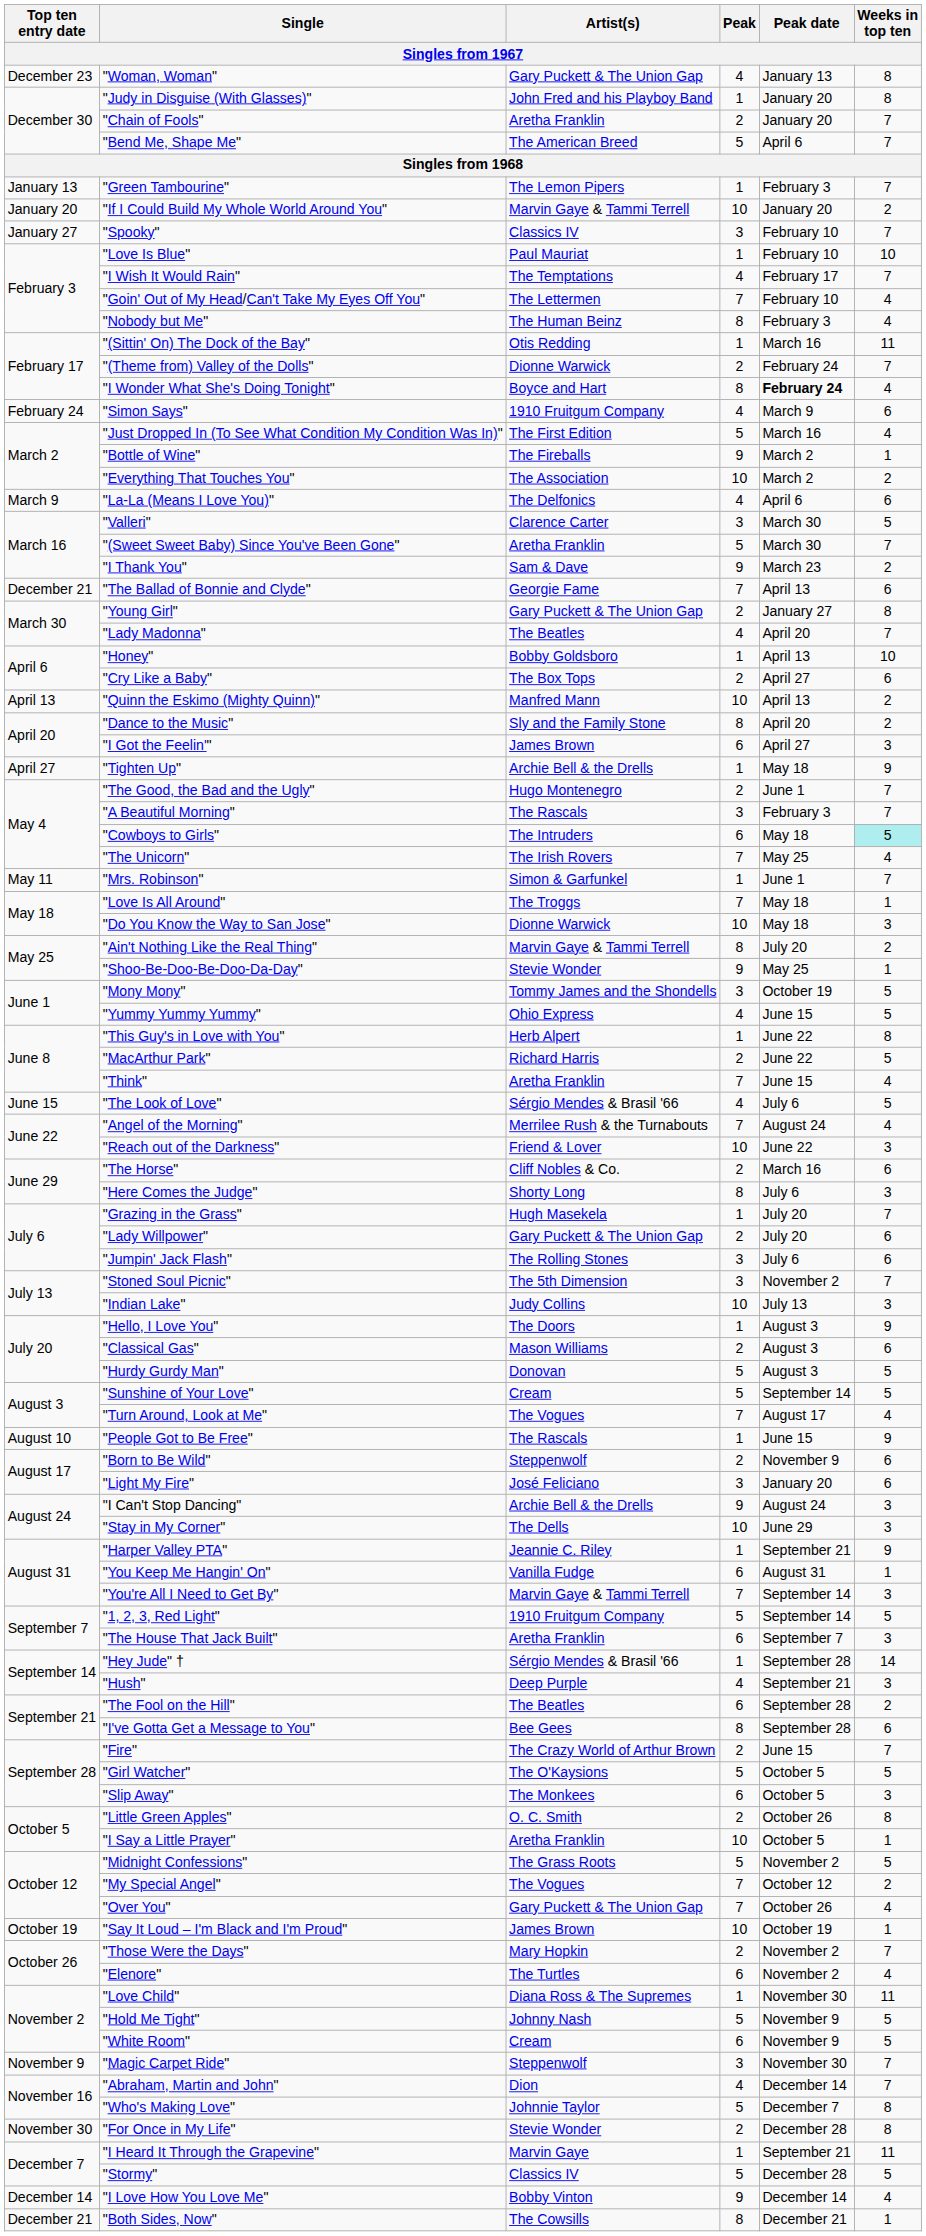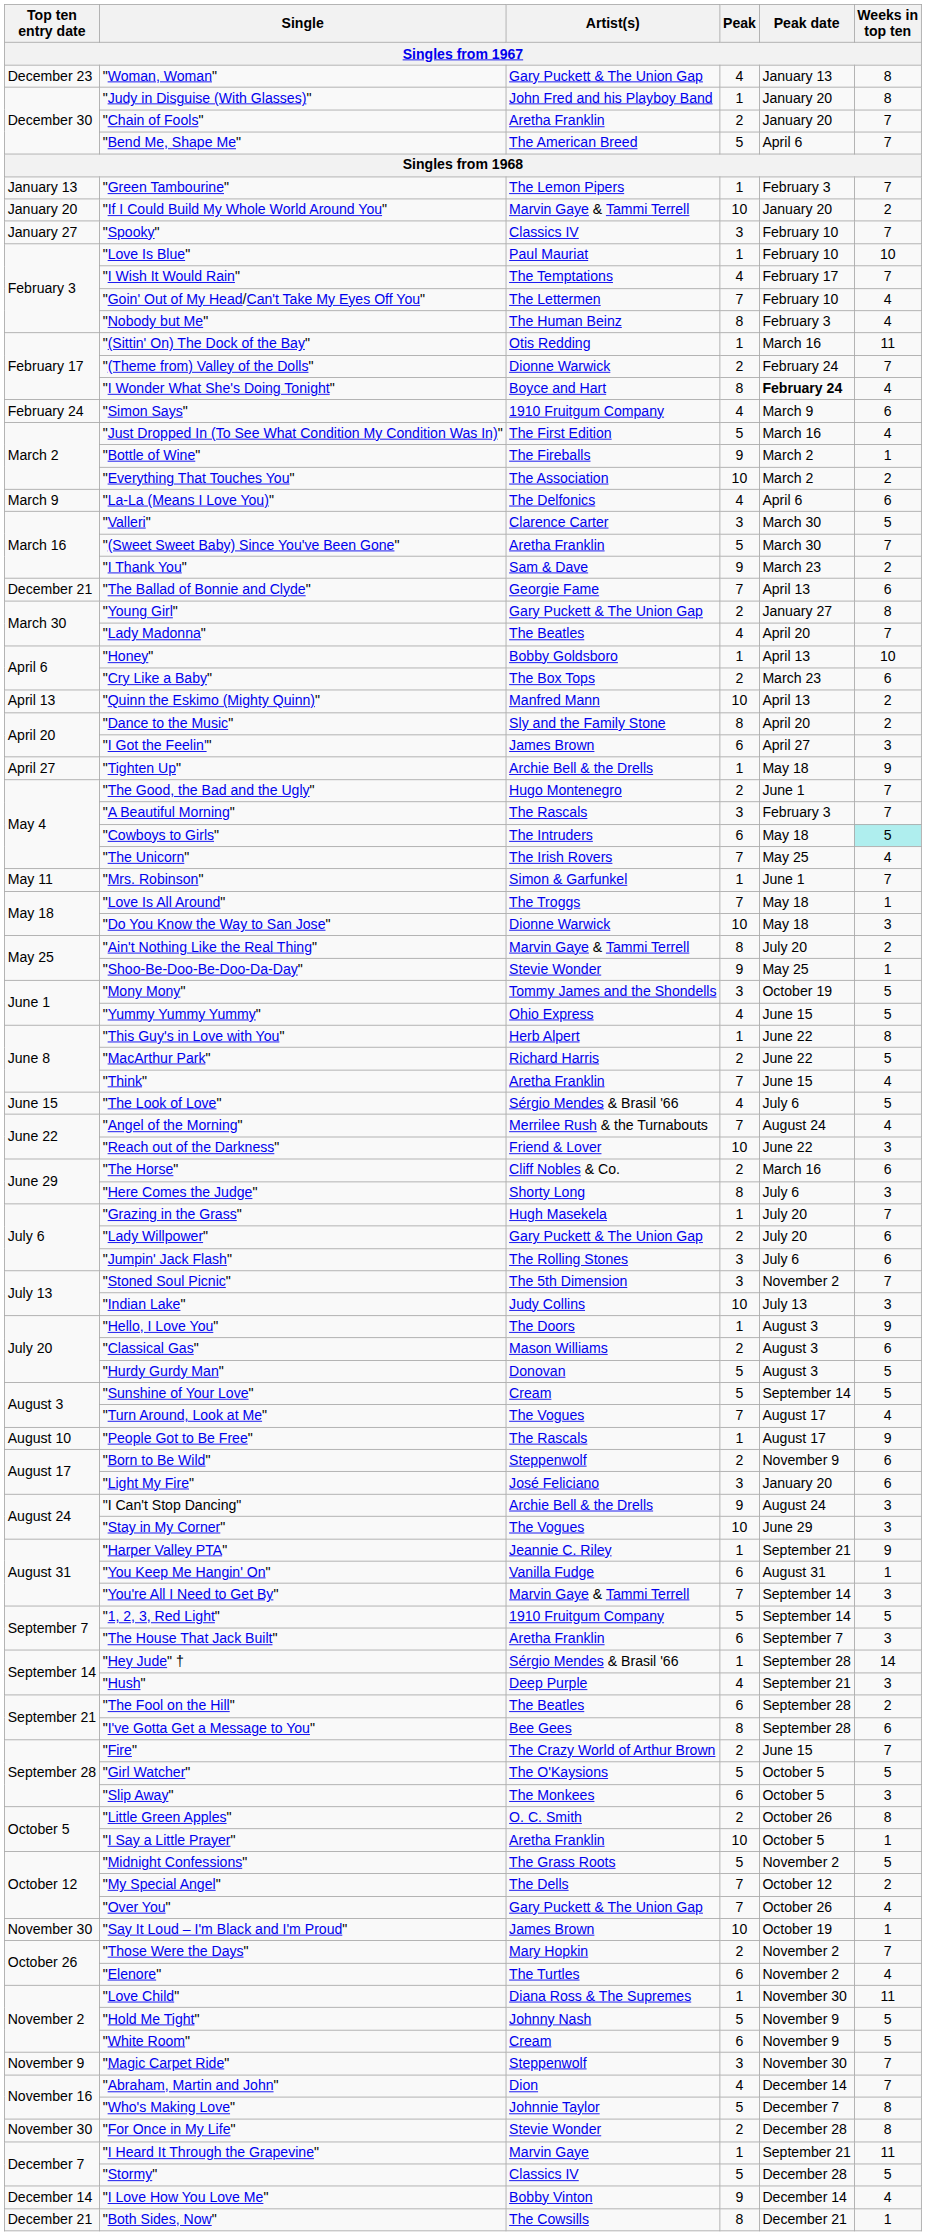(786, 679) April 27 -> (792, 679) March 23
(787, 1438) June 15 -> (794, 1438) August 17
(539, 1527) The Dells -> (547, 1527) The Vogues
(547, 1884) The Vogues -> (539, 1884) The Dells
(43, 1929) October 19 -> (50, 1929) November 30
